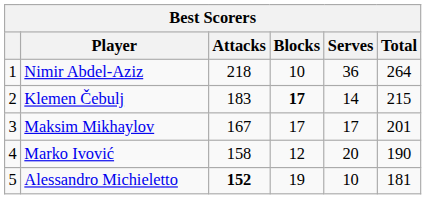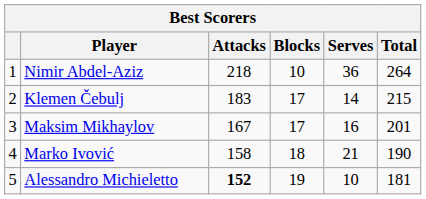(297, 99) bold -> (297, 99) normal
(351, 126) 17 -> (351, 126) 16
(297, 153) 12 -> (297, 153) 18
(351, 153) 20 -> (351, 153) 21
